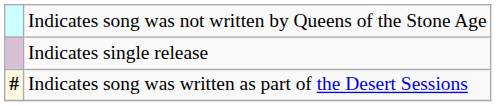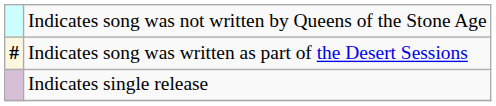rows swapped: (248, 85) <-> (118, 52)
